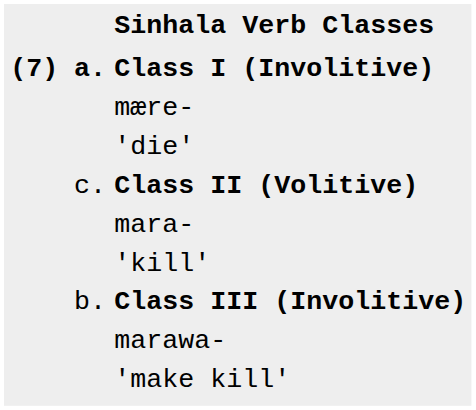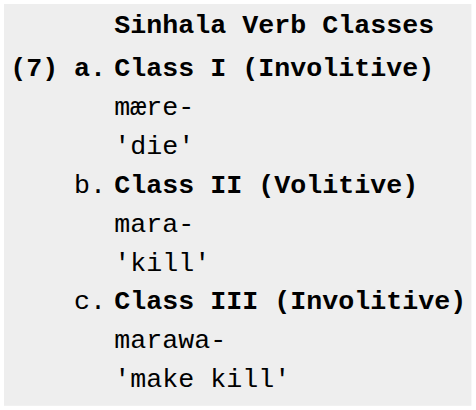(90, 185) c. -> (90, 185) b.
(90, 302) b. -> (90, 302) c.
